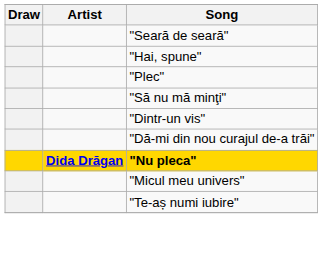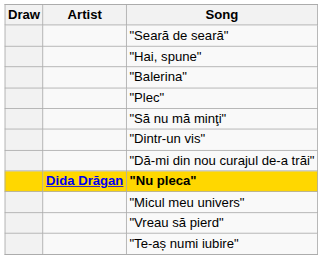+ row: (158, 77)
+ row: (177, 222)
